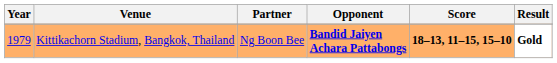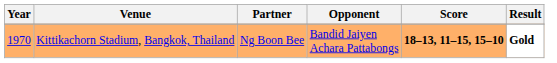(19, 41) 1979 -> (19, 41) 1970
(358, 41) bold -> (354, 41) normal
